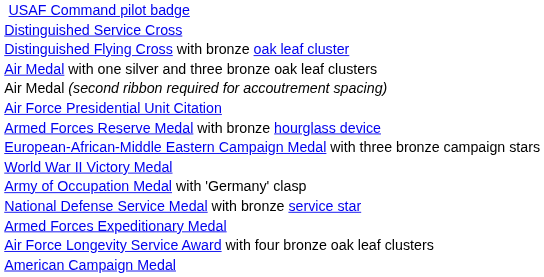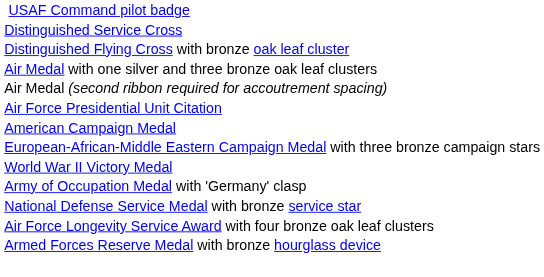rows swapped: (90, 265) <-> (193, 128)
- row: (115, 226)
